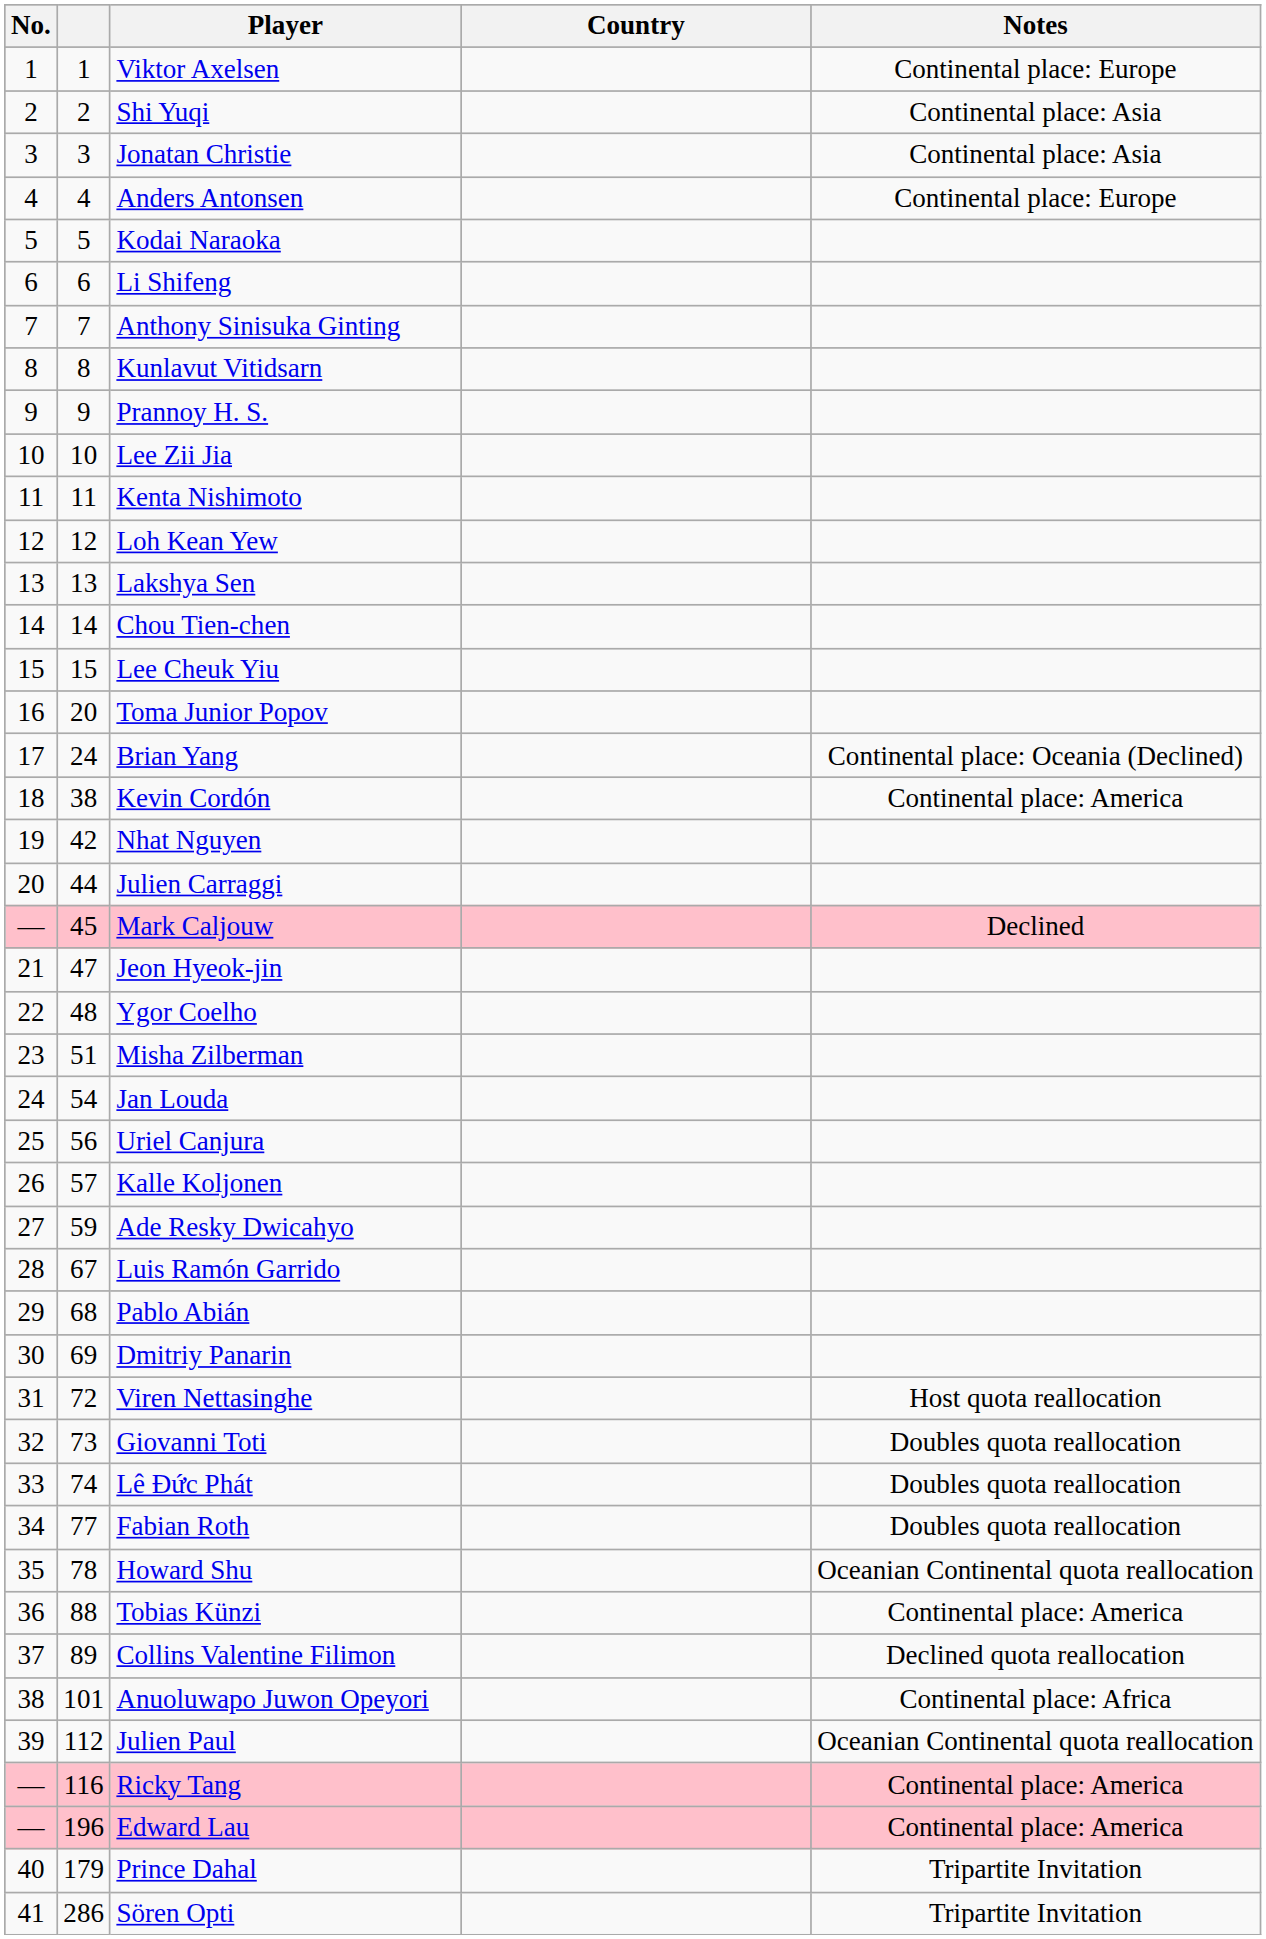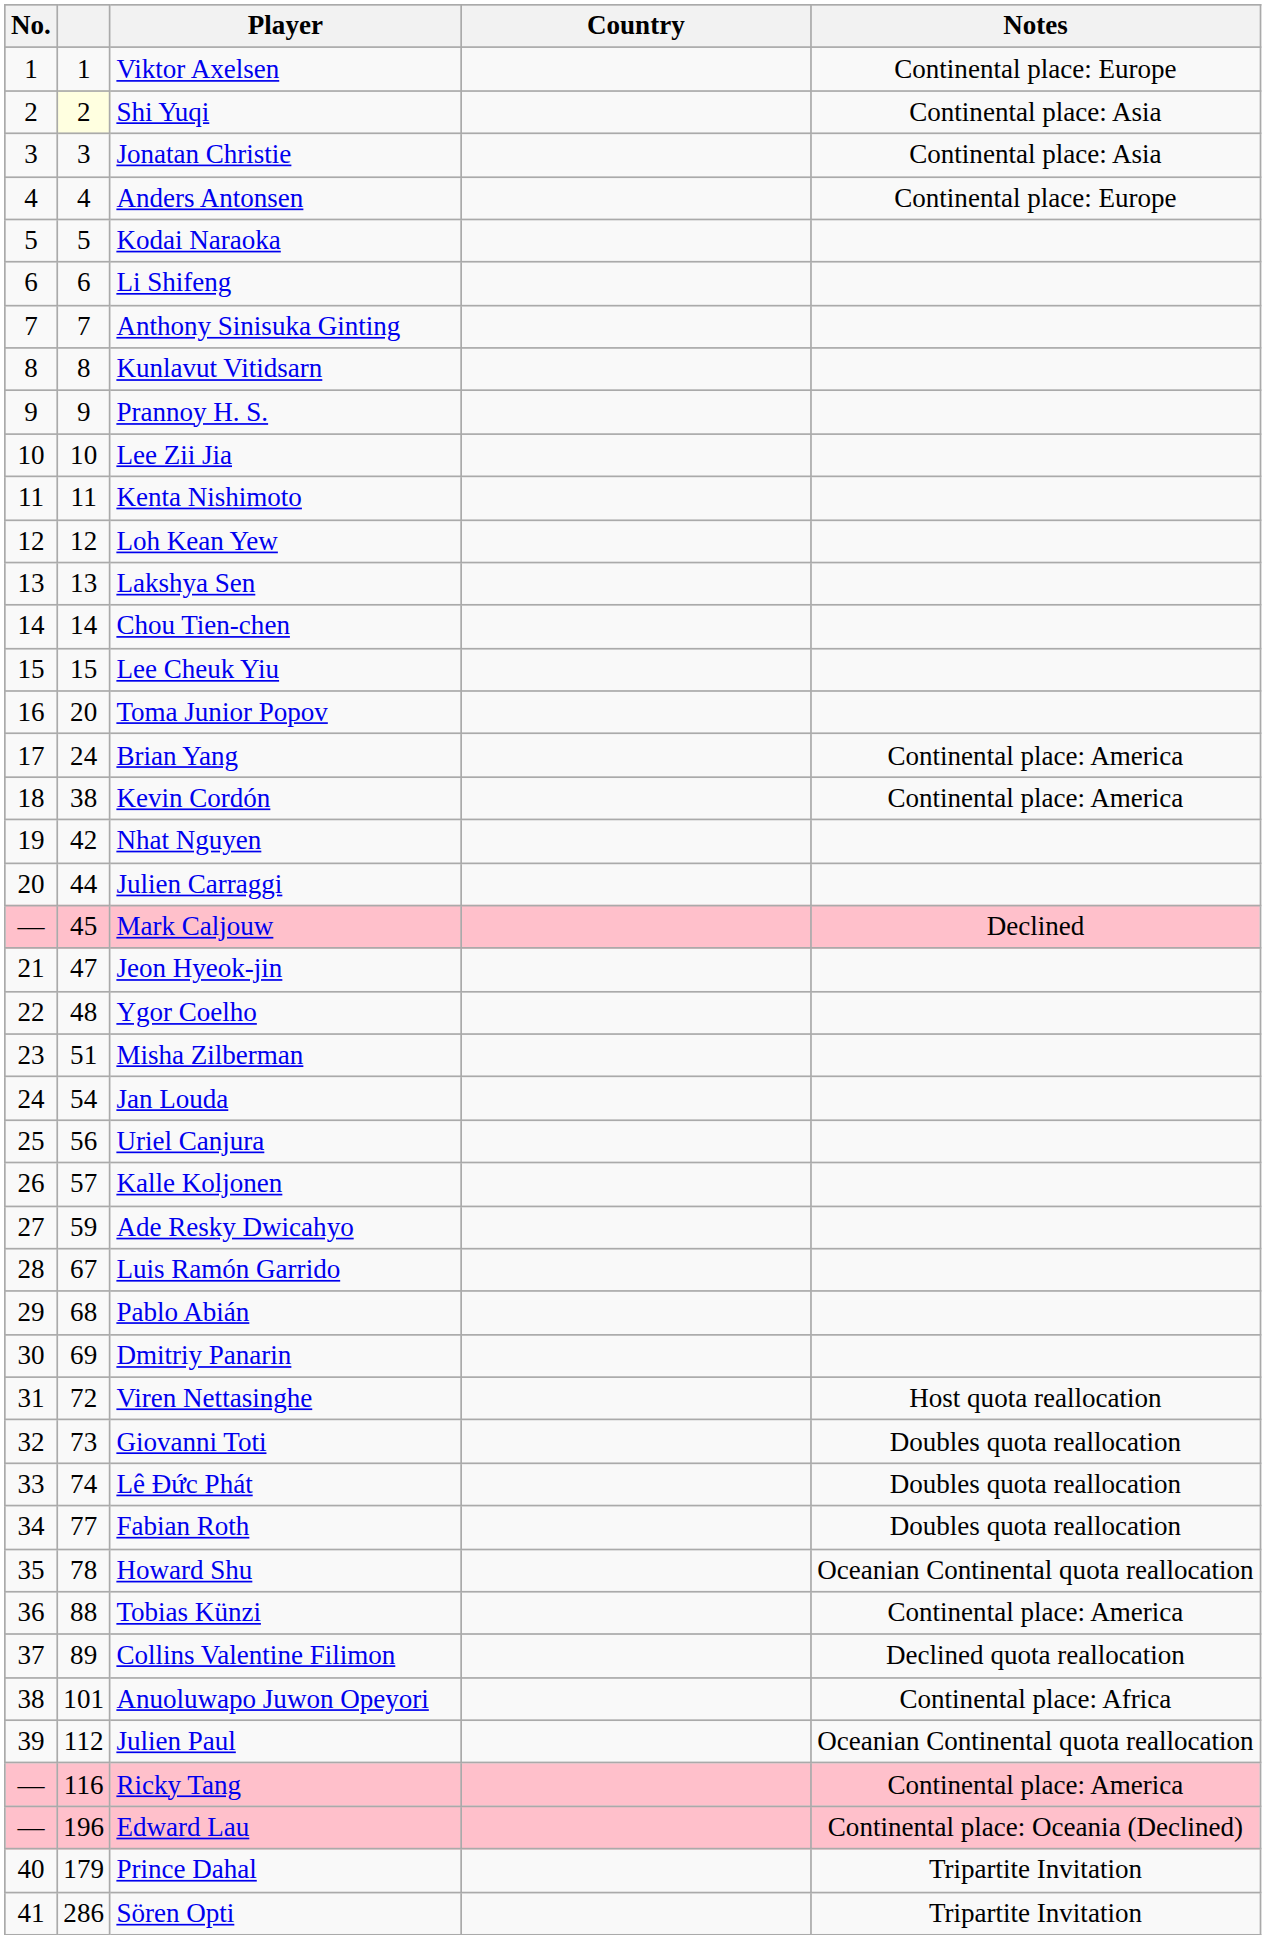(84, 111) no background -> (84, 111) lightyellow background
(1035, 754) Continental place: Oceania (Declined) -> (1035, 754) Continental place: America
(1035, 1827) Continental place: America -> (1035, 1827) Continental place: Oceania (Declined)
